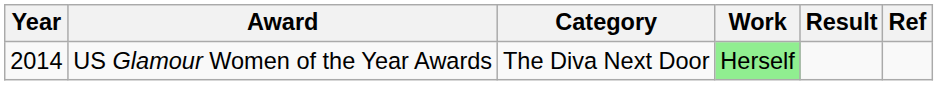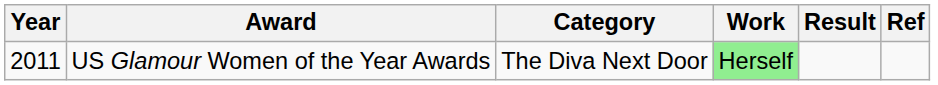(36, 60) 2014 -> (35, 60) 2011
